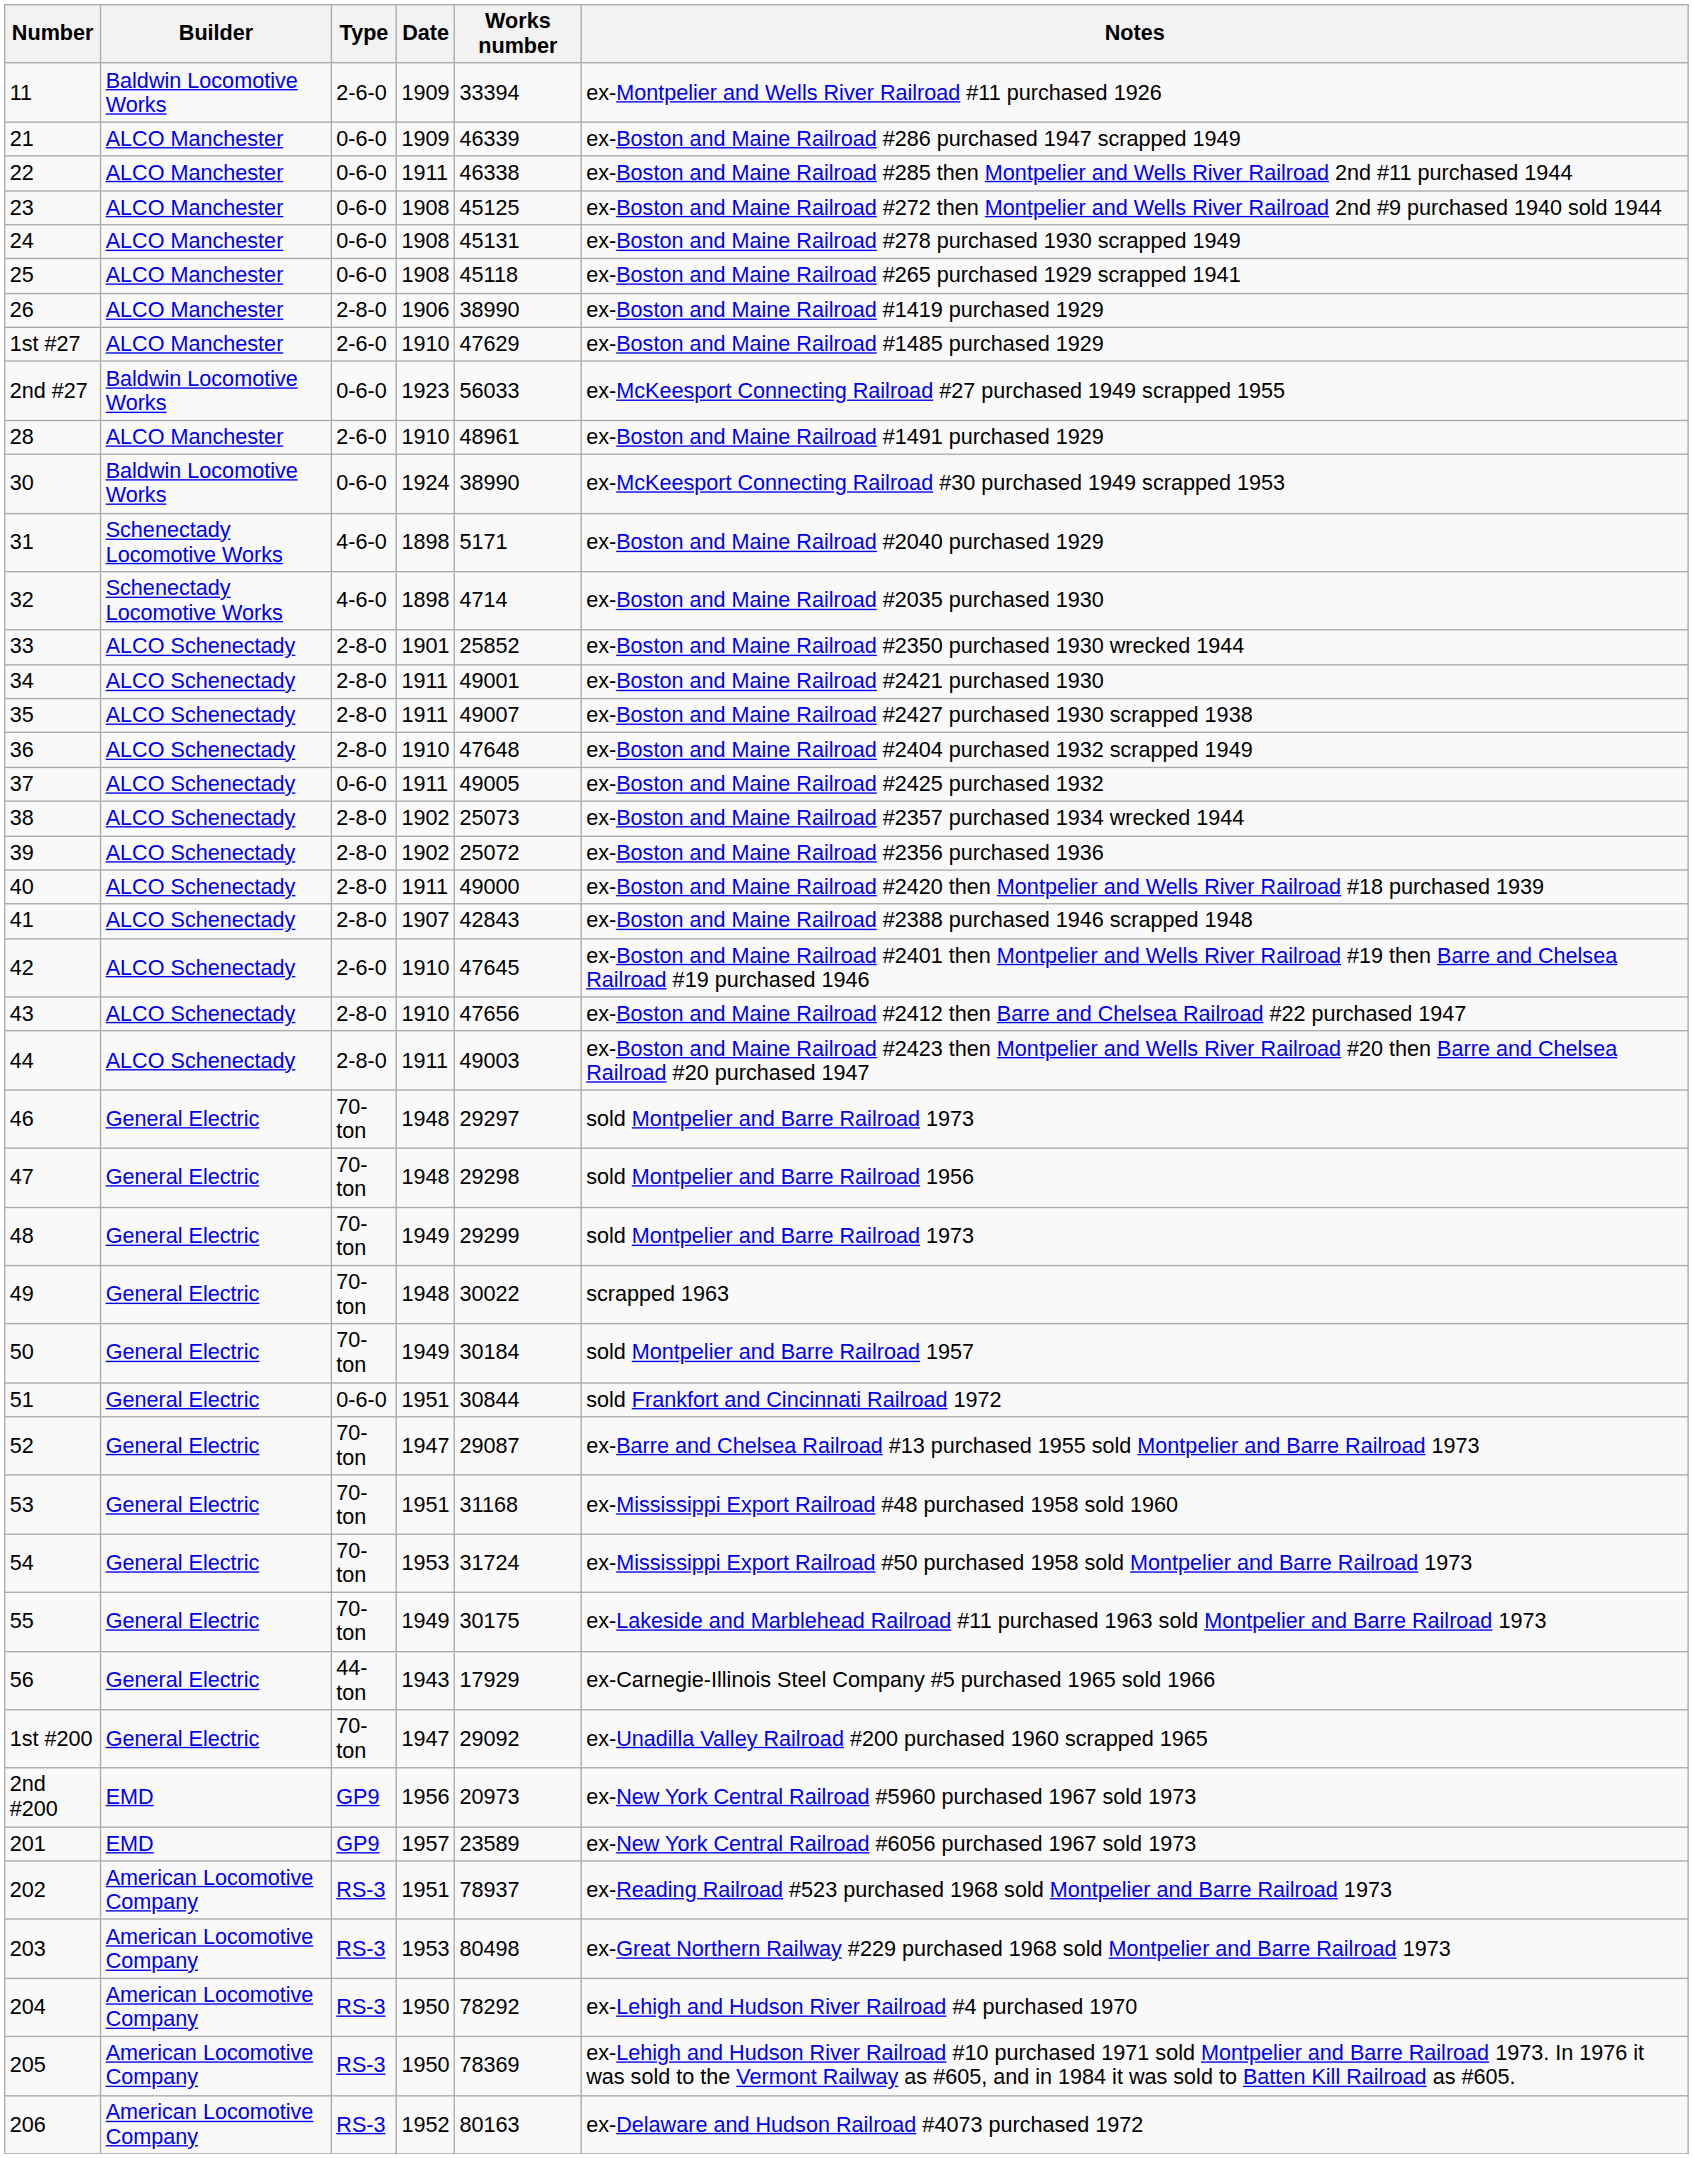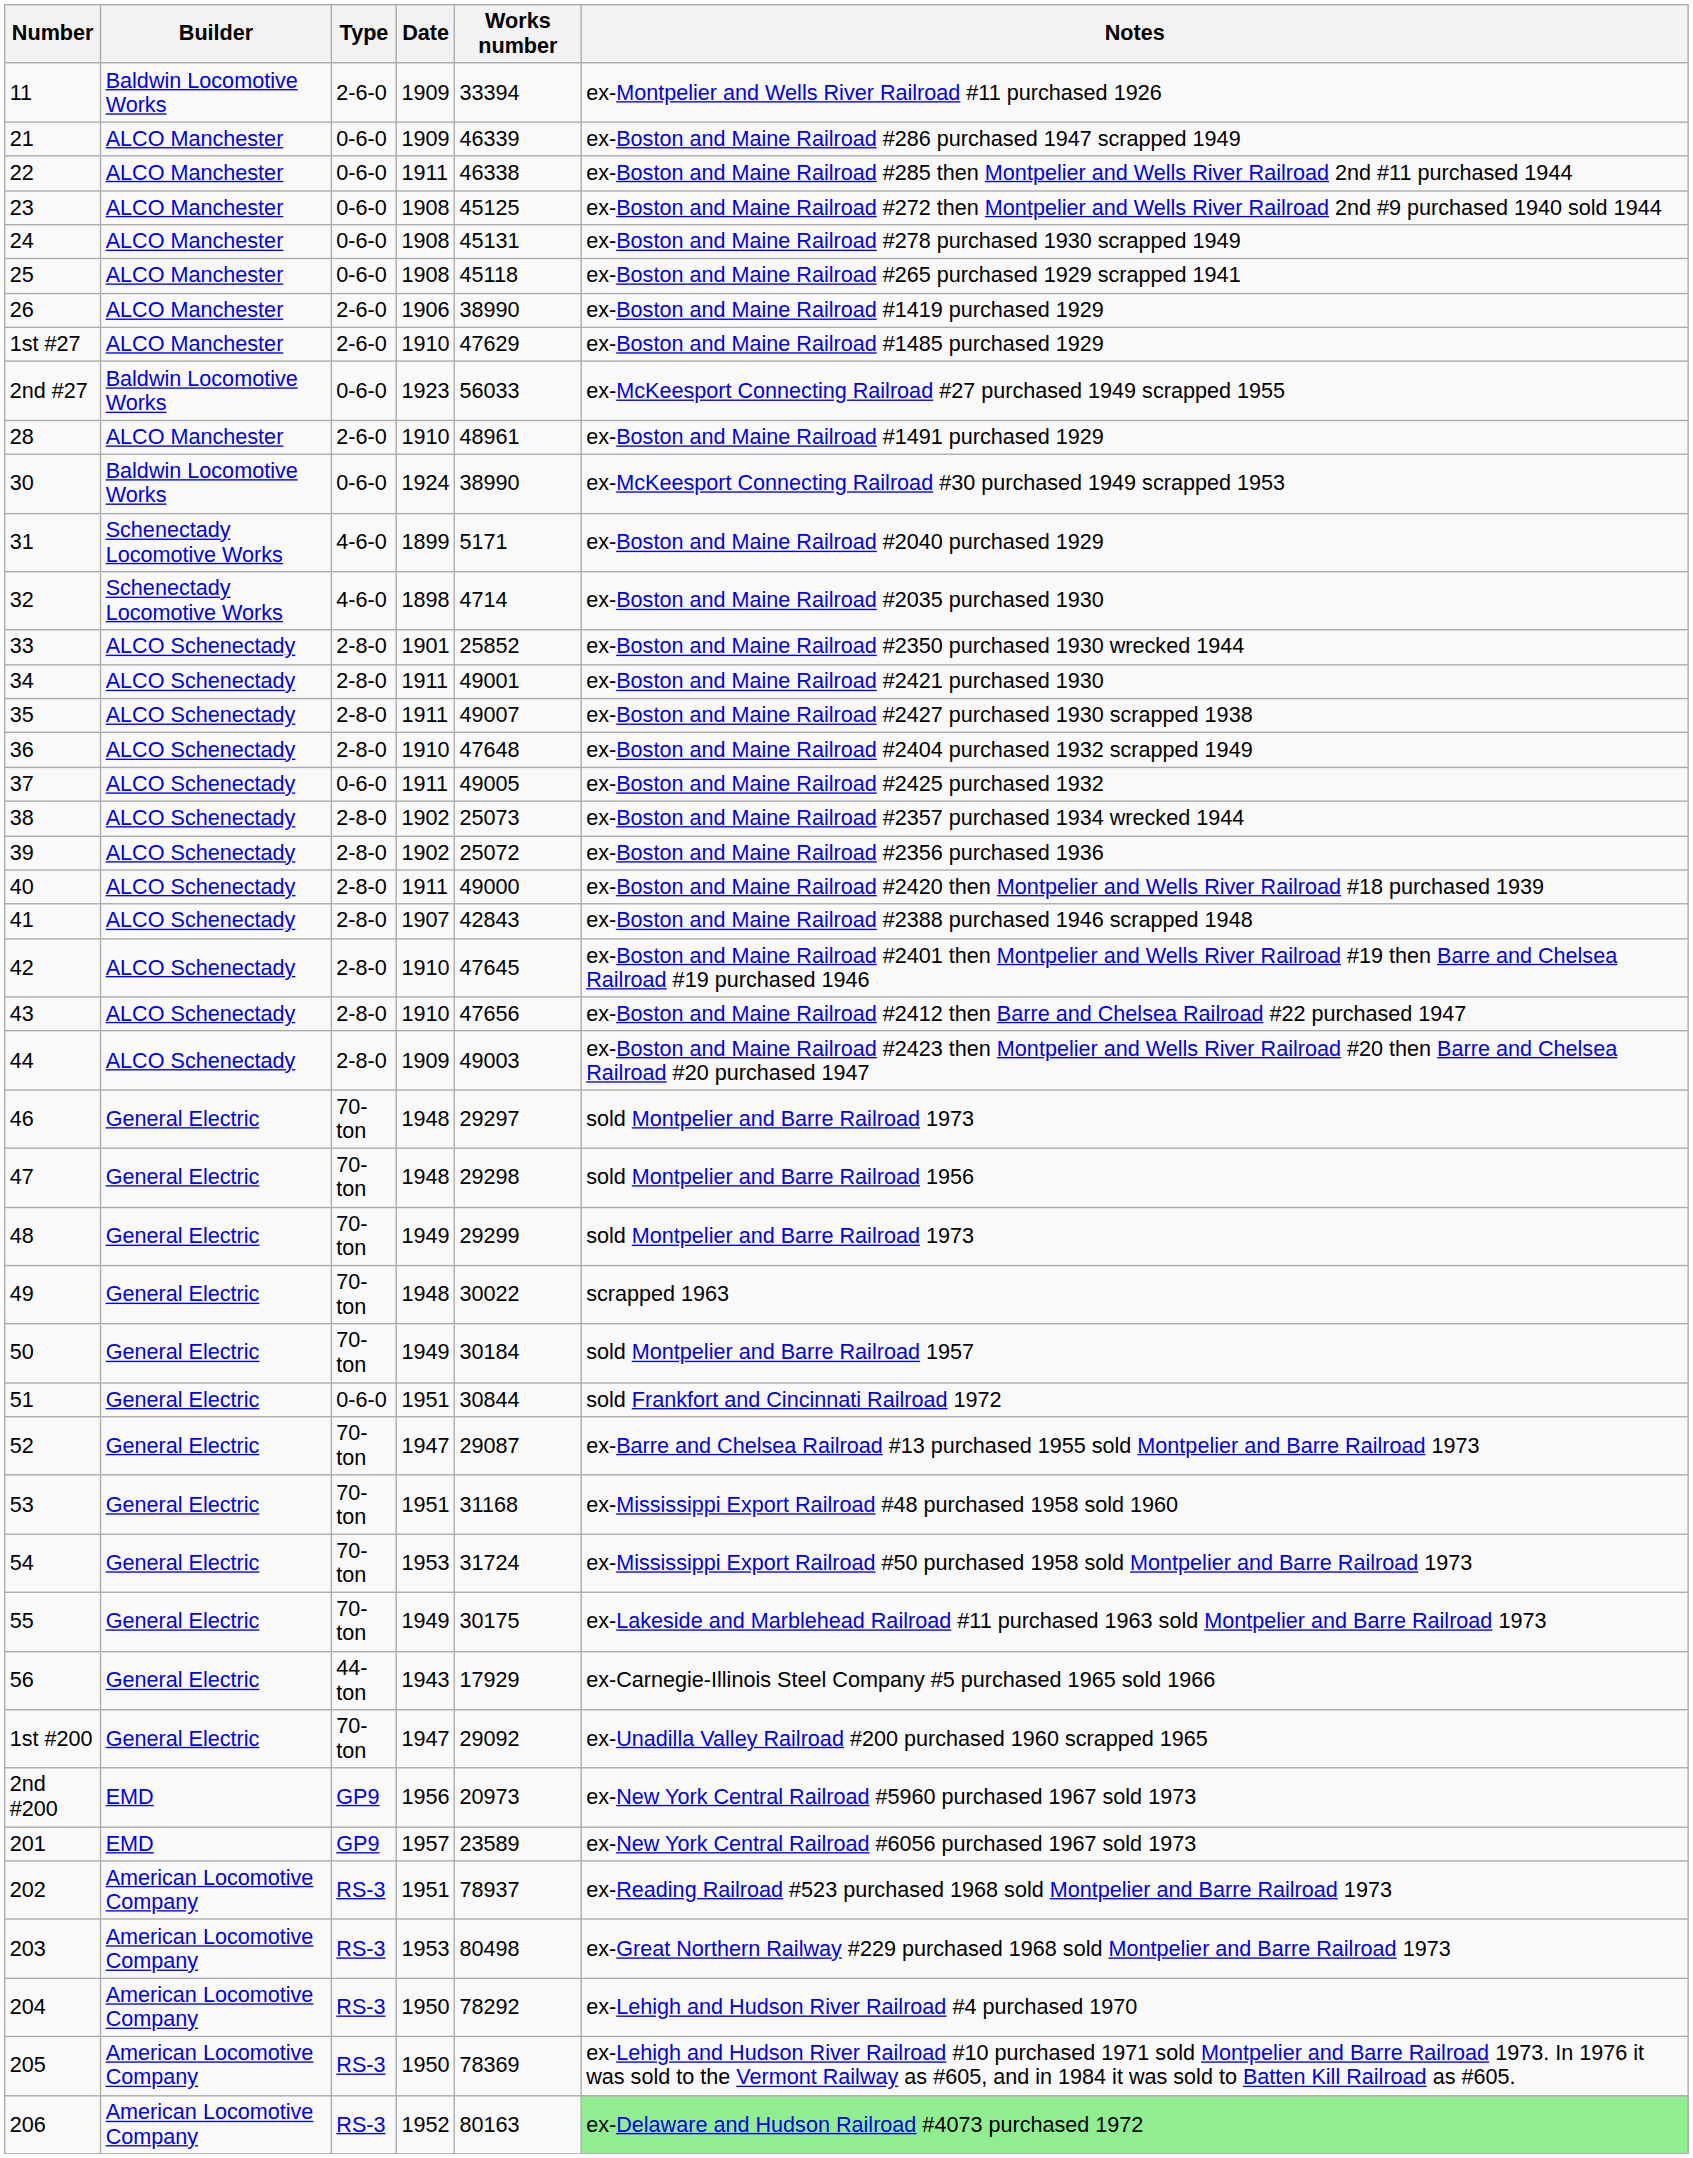(362, 310) 2-8-0 -> (362, 310) 2-6-0
(426, 542) 1898 -> (426, 542) 1899
(362, 967) 2-6-0 -> (362, 967) 2-8-0
(425, 1060) 1911 -> (426, 1060) 1909
(865, 2124) no background -> (865, 2124) lightgreen background
